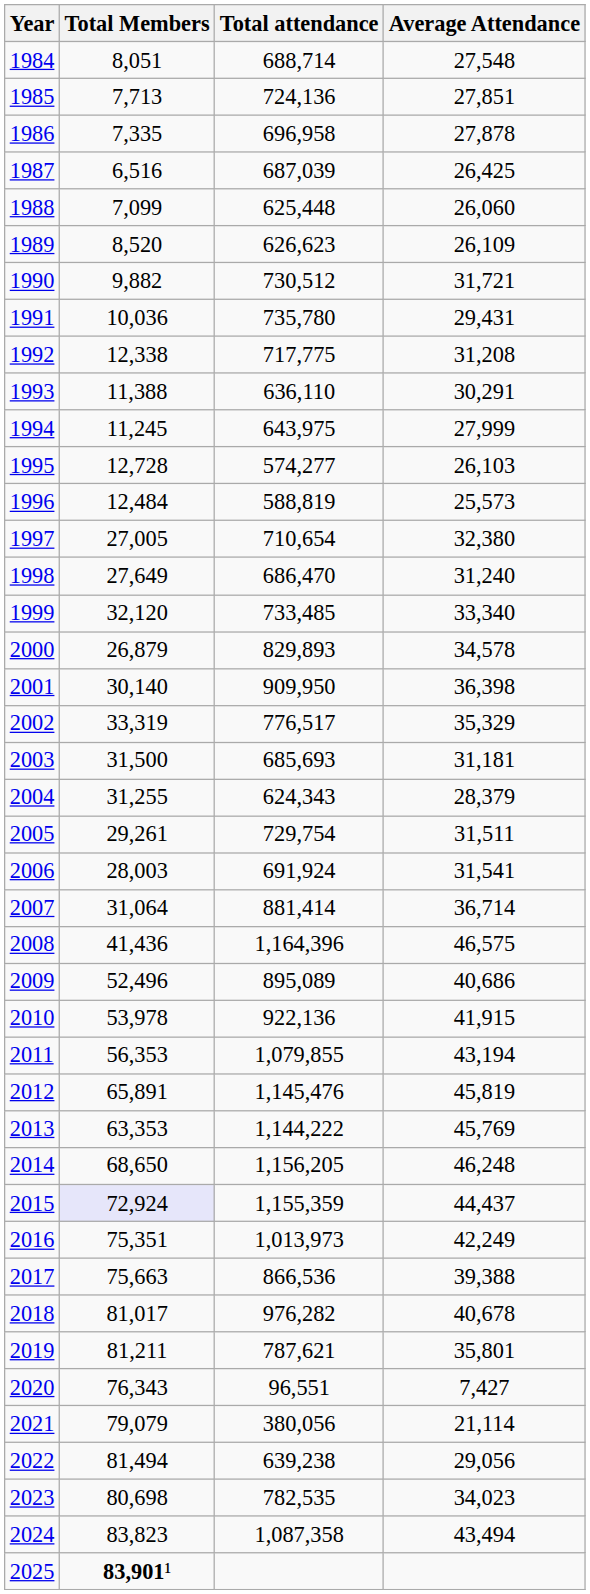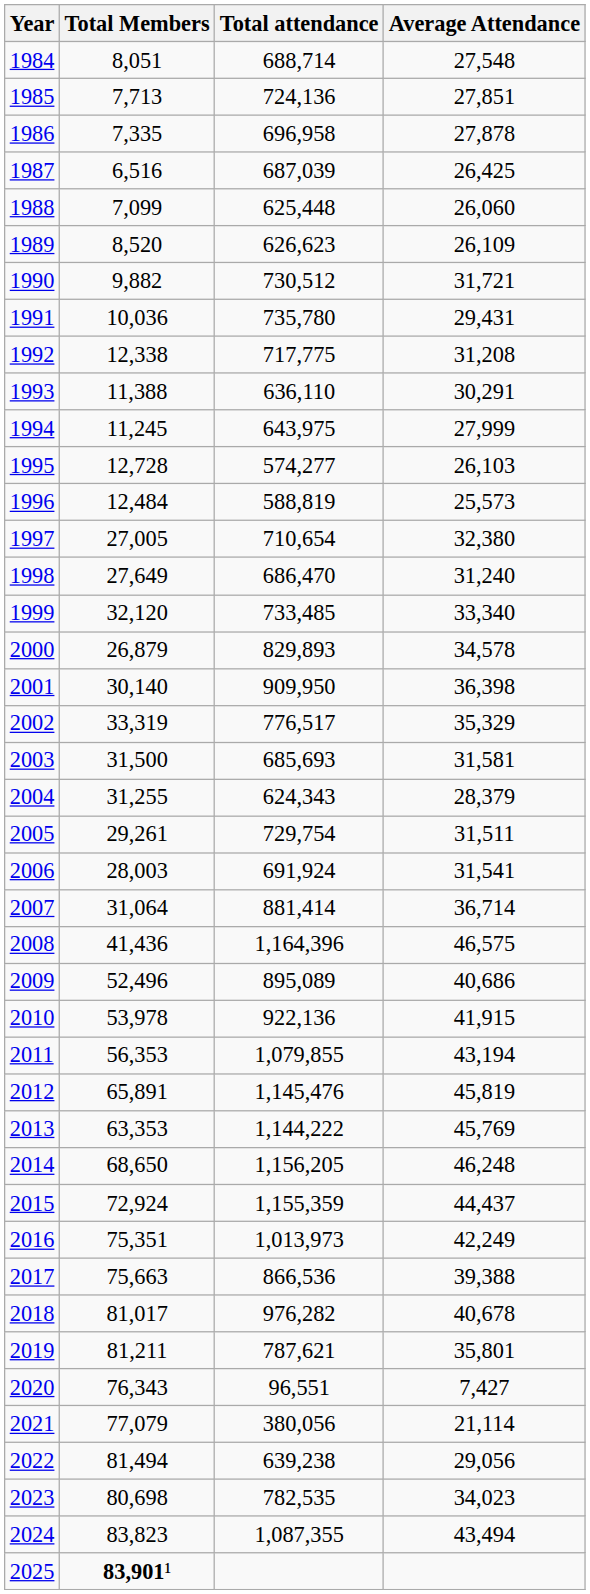(484, 759) 31,181 -> (484, 759) 31,581
(137, 1202) lavender background -> (137, 1202) no background
(137, 1423) 79,079 -> (137, 1423) 77,079
(299, 1534) 1,087,358 -> (299, 1534) 1,087,355
